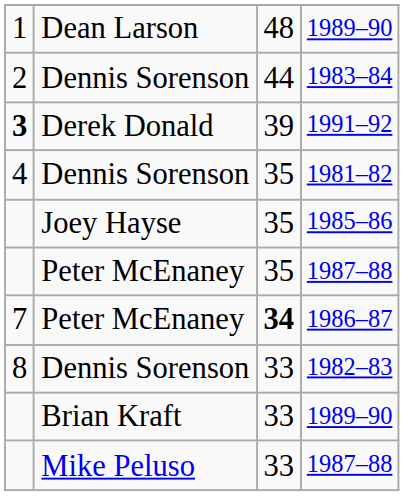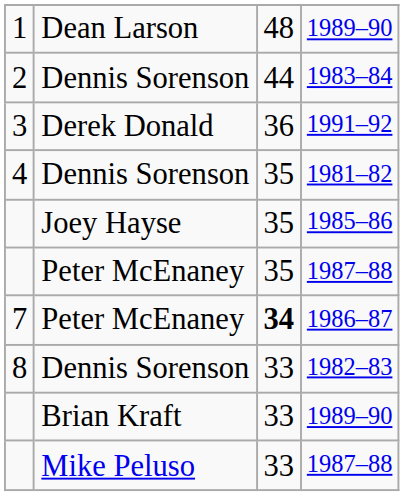(20, 125) bold -> (20, 125) normal
(279, 125) 39 -> (279, 125) 36
